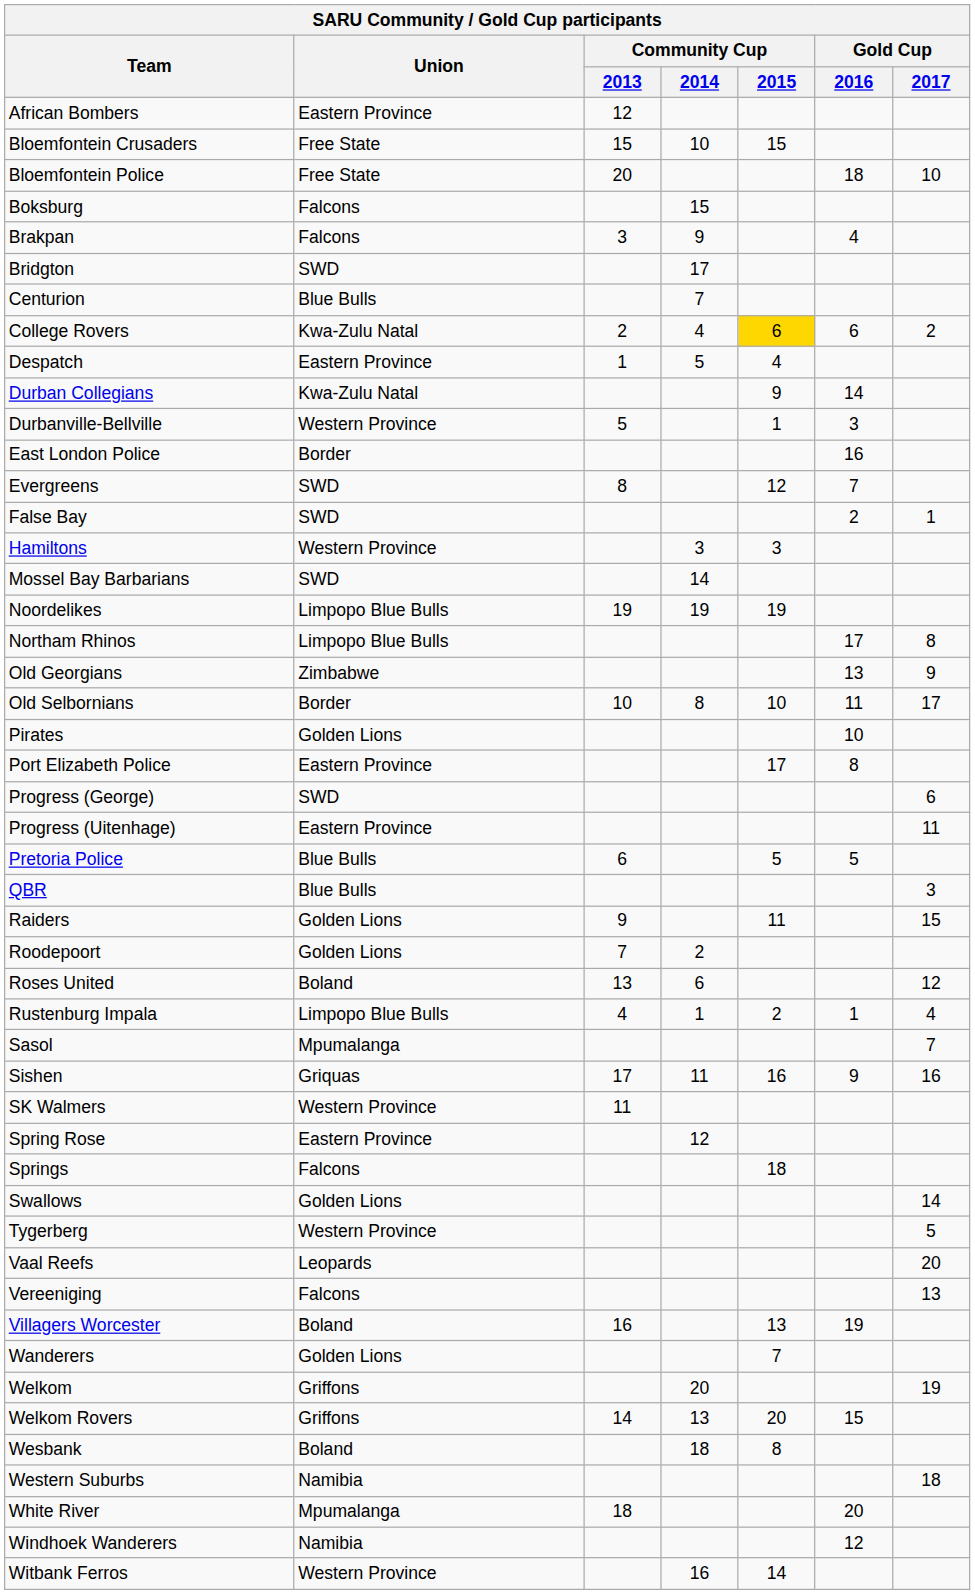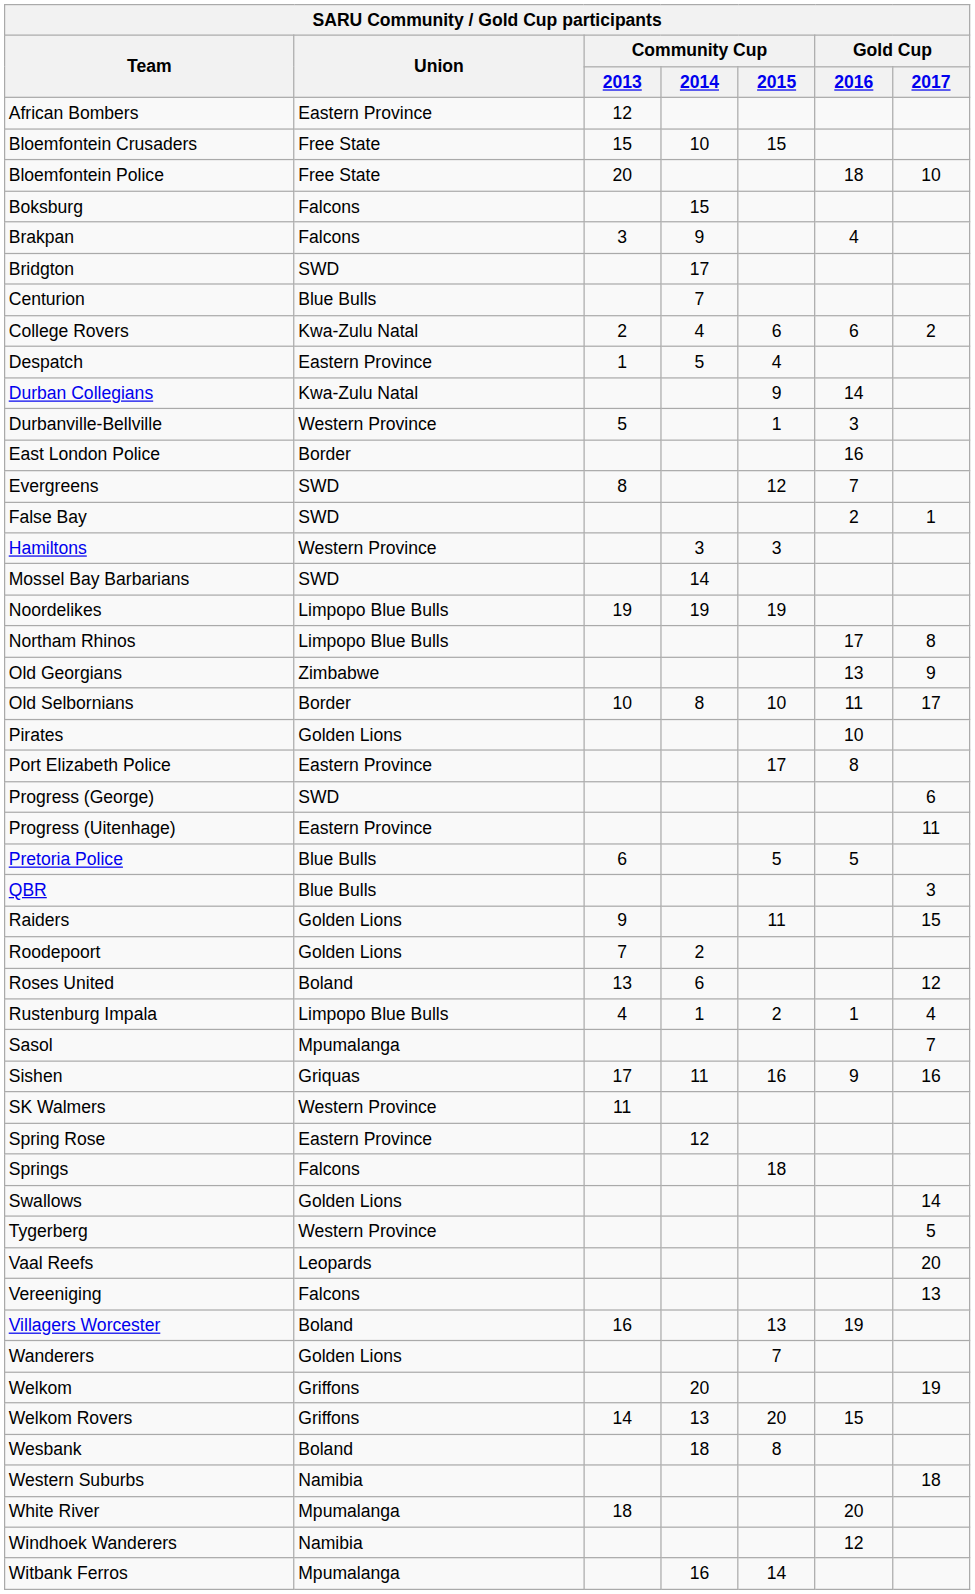(777, 331) gold background -> (777, 331) no background
(367, 1574) Western Province -> (349, 1574) Mpumalanga
